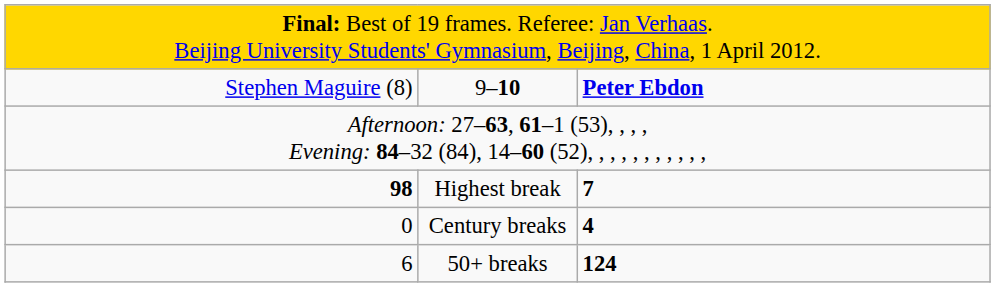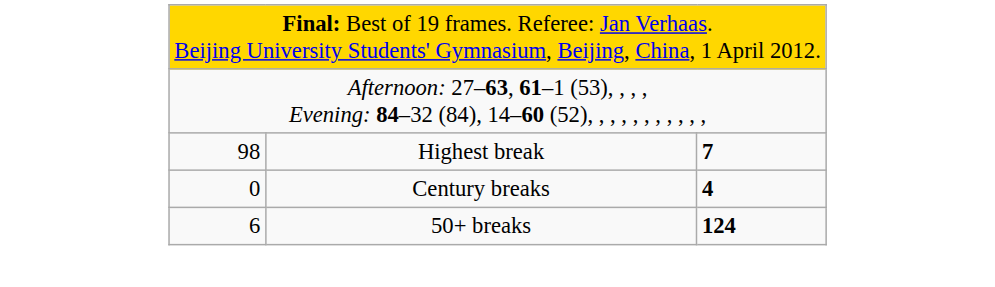- row: (498, 87)
(401, 189) bold -> (249, 151) normal
